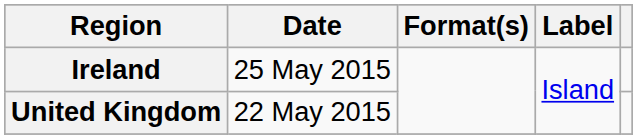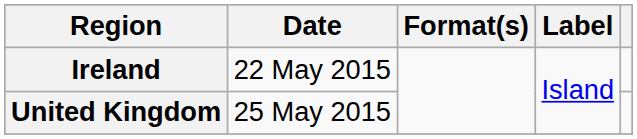(312, 69) 25 May 2015 -> (312, 69) 22 May 2015
(312, 112) 22 May 2015 -> (312, 112) 25 May 2015
